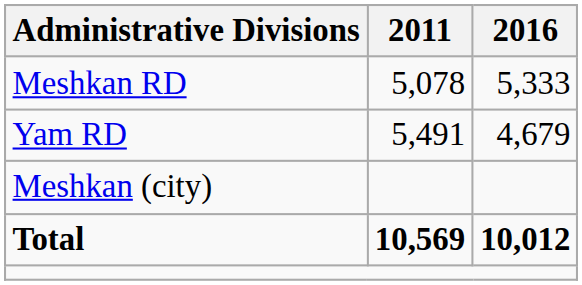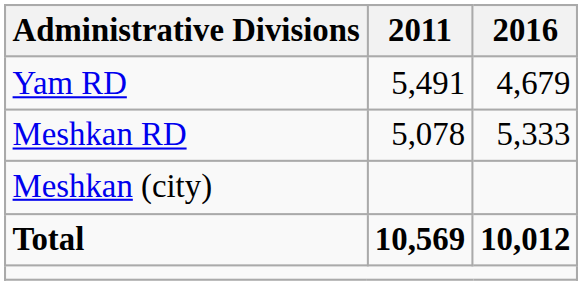rows swapped: (100, 82) <-> (70, 134)
